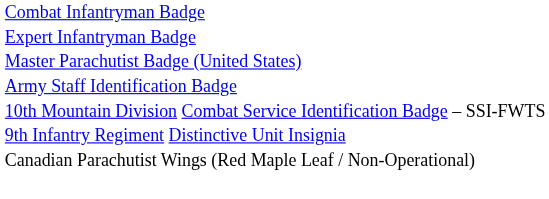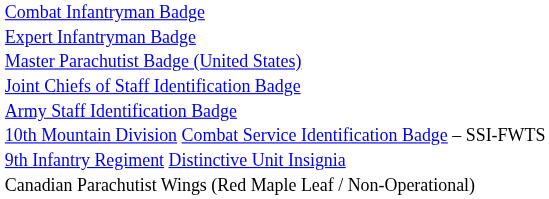+ row: (153, 86)
